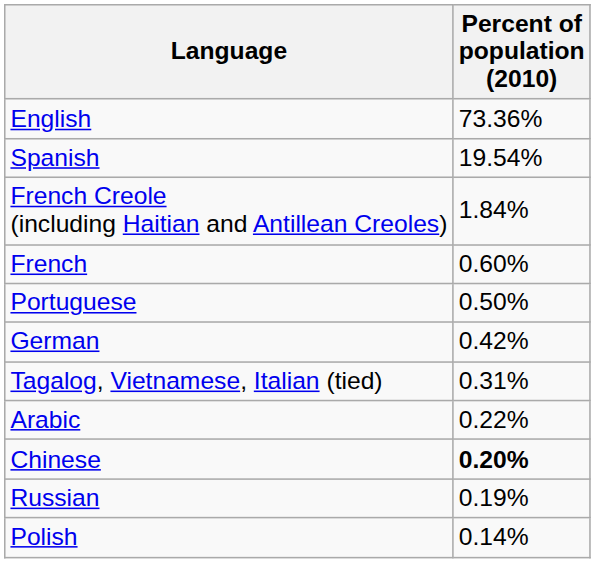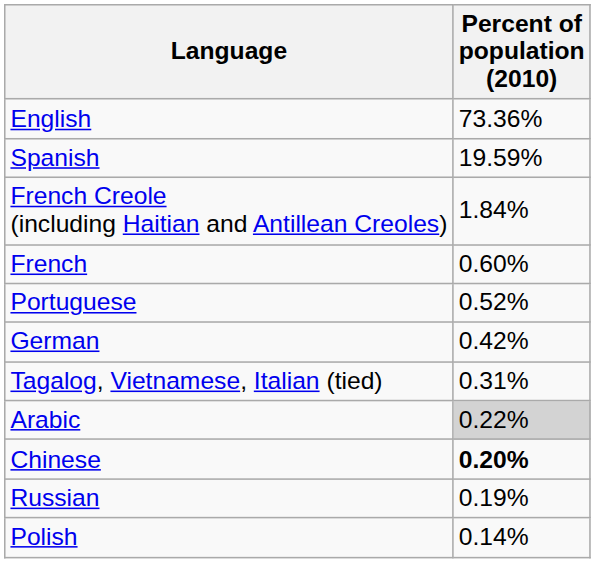(501, 157) 19.54% -> (501, 157) 19.59%
(494, 302) 0.50% -> (494, 302) 0.52%
(494, 419) no background -> (494, 419) lightgrey background
